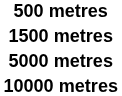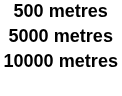- row: (61, 36)
